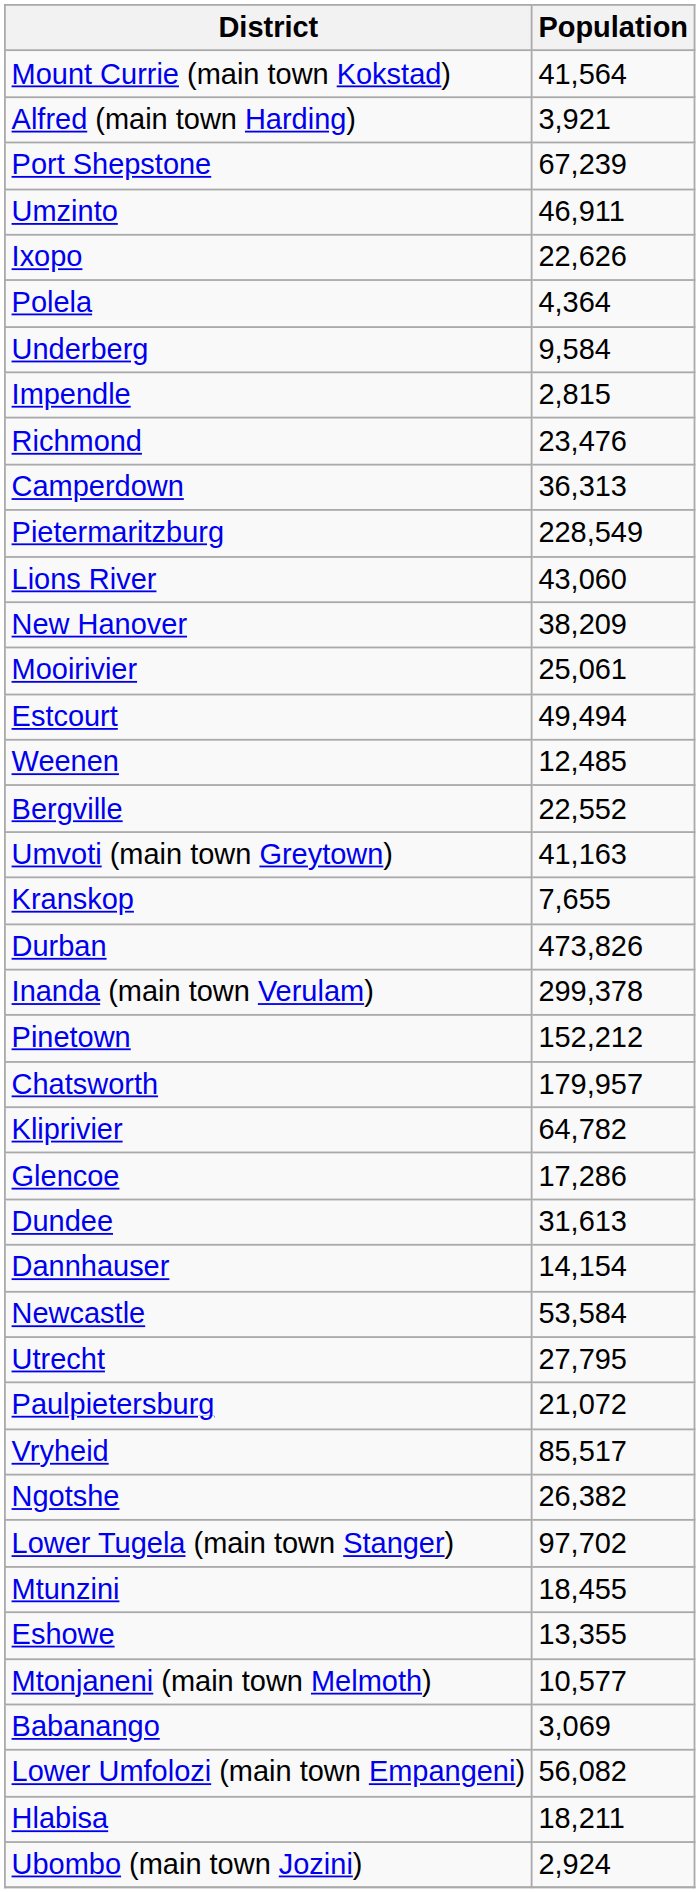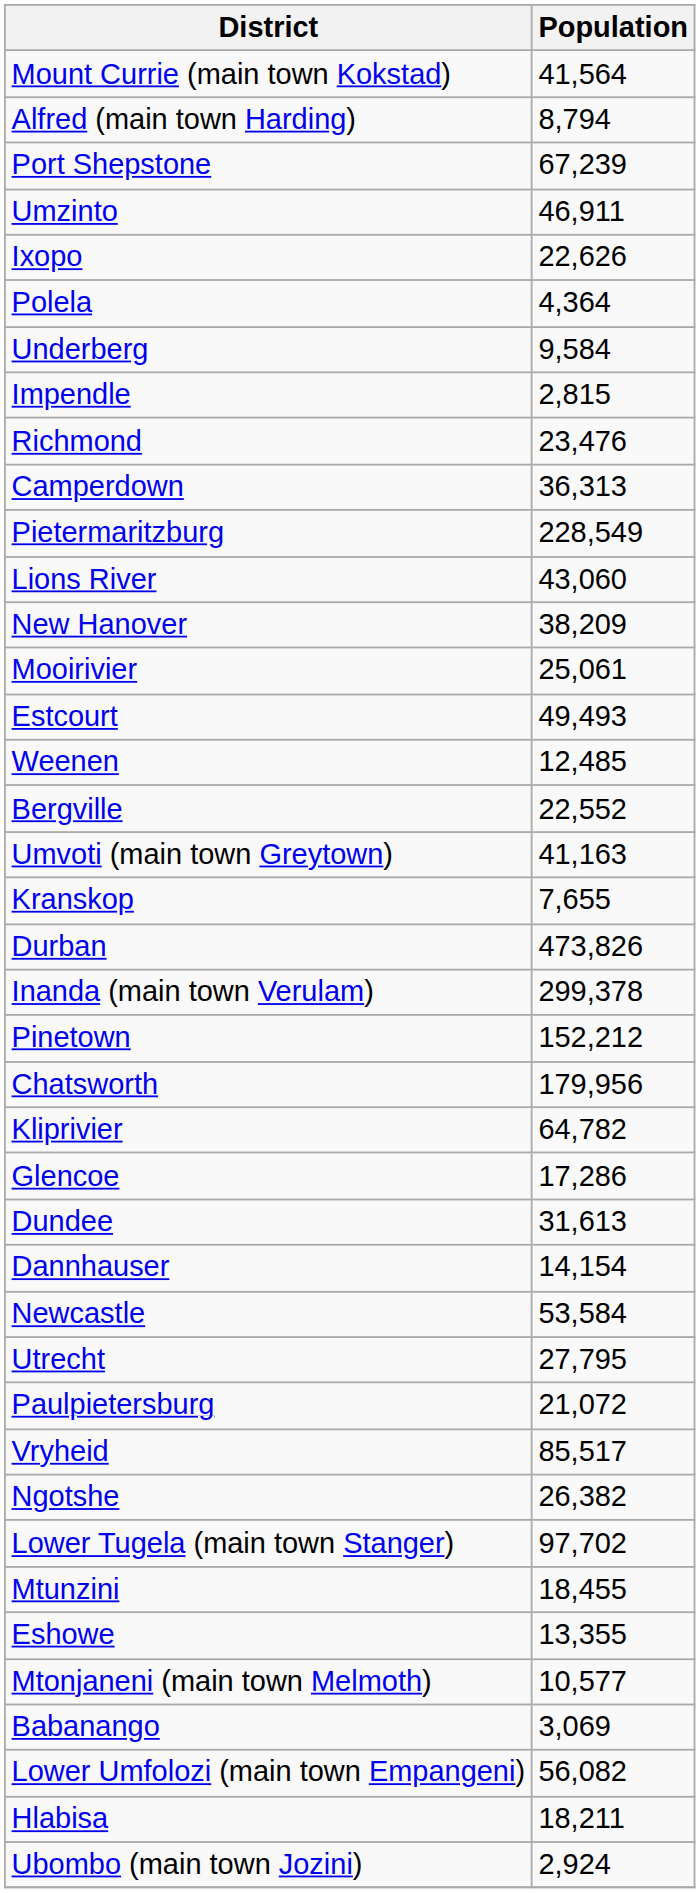(575, 119) 3,921 -> (575, 119) 8,794
(583, 716) 49,494 -> (583, 716) 49,493
(591, 1083) 179,957 -> (591, 1083) 179,956
